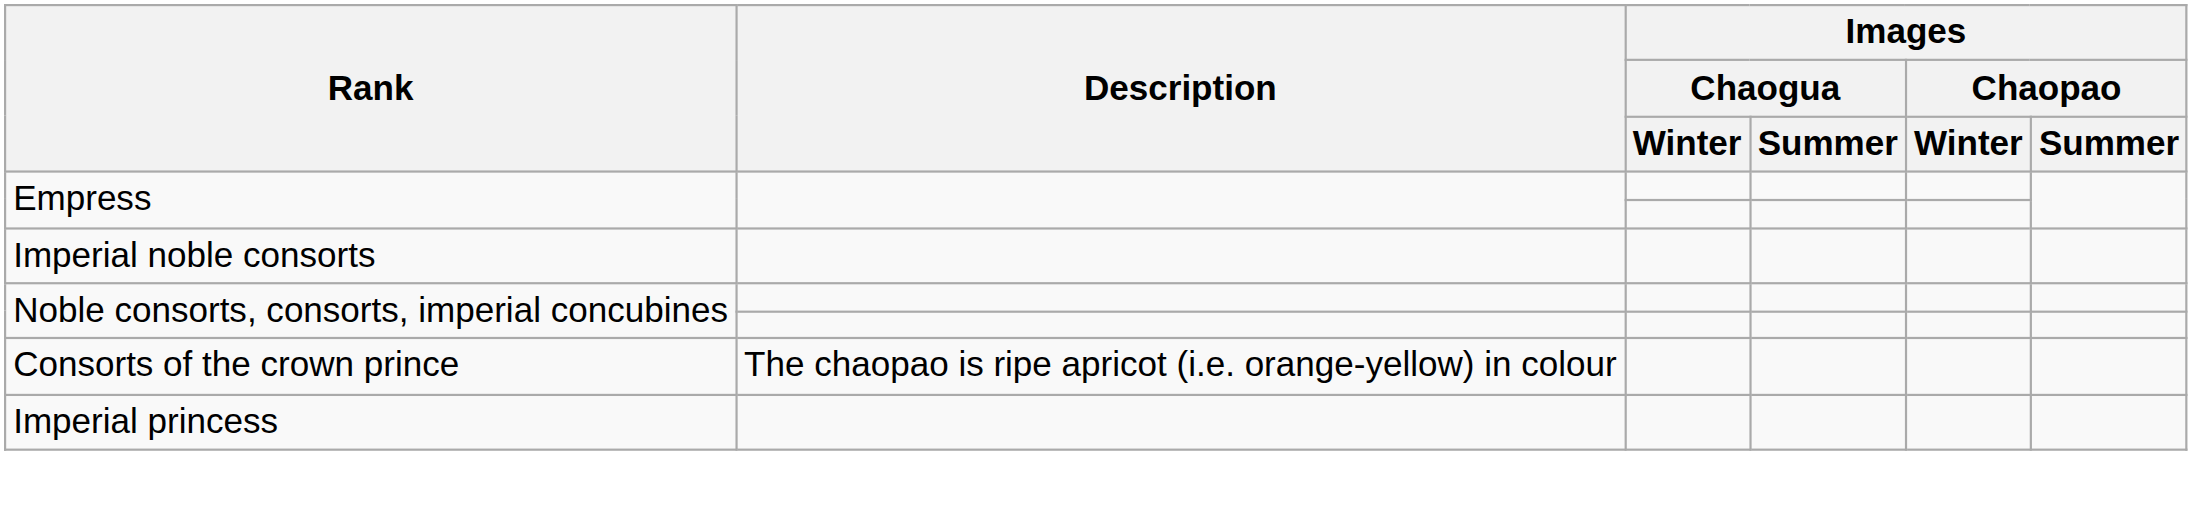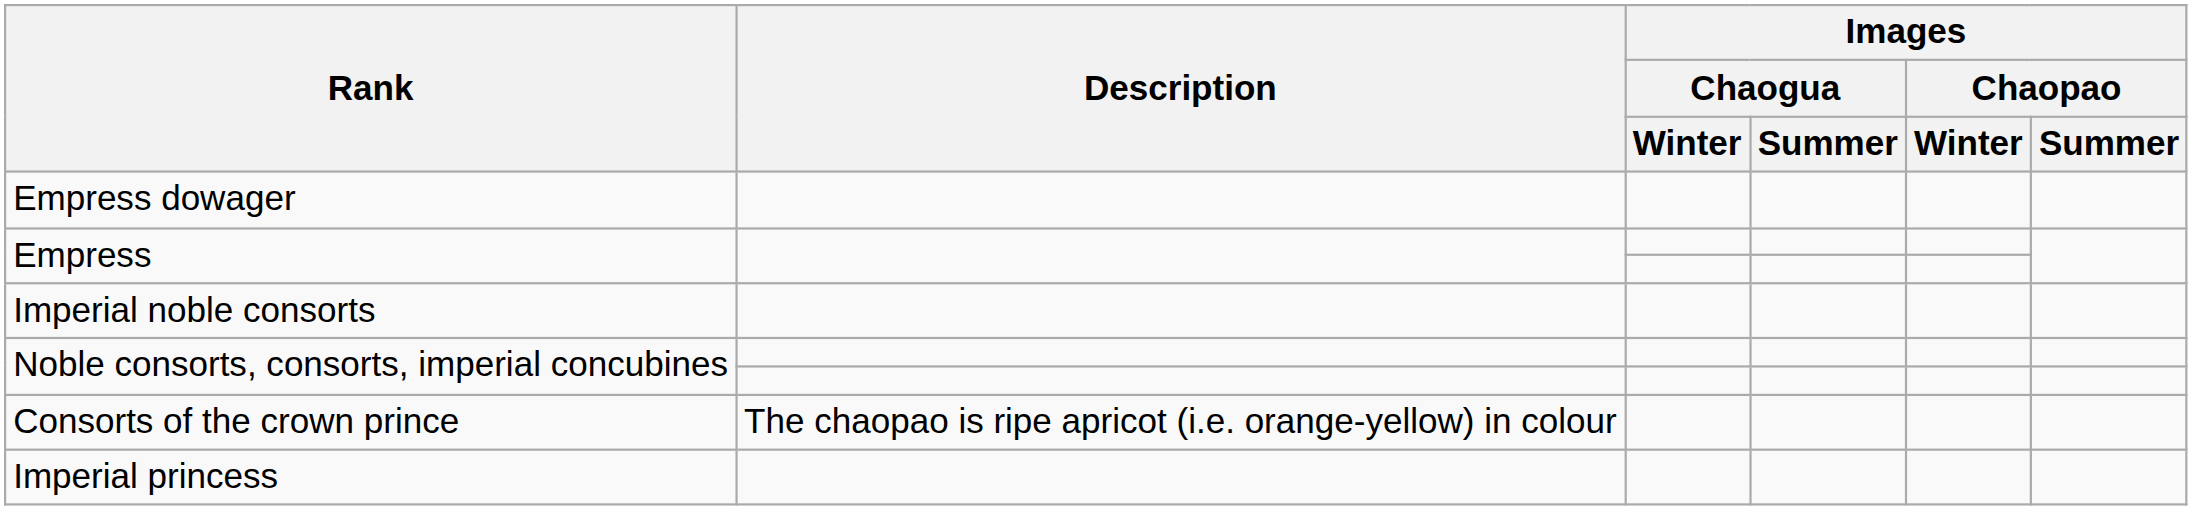+ row: (154, 198)
